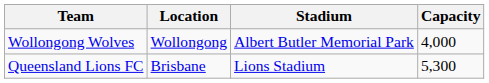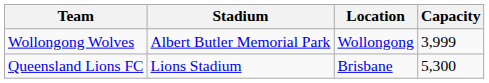columns swapped: (189, 16) <-> (324, 16)
(438, 41) 4,000 -> (438, 41) 3,999
